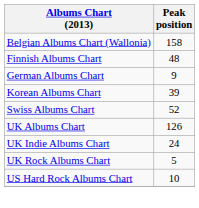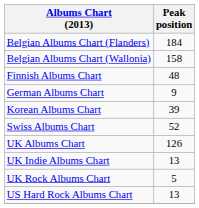+ row: (78, 42)
(174, 144) 24 -> (174, 161) 13
(174, 178) 10 -> (174, 195) 13
